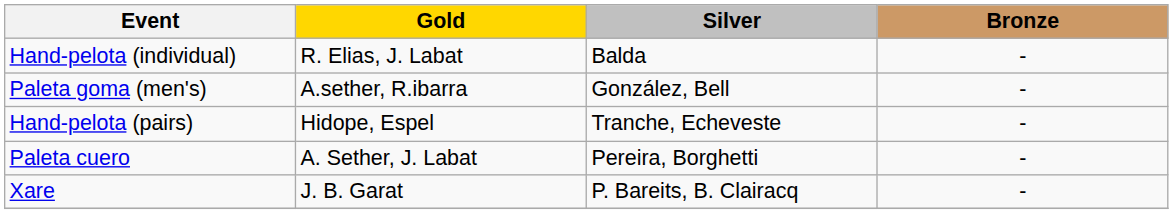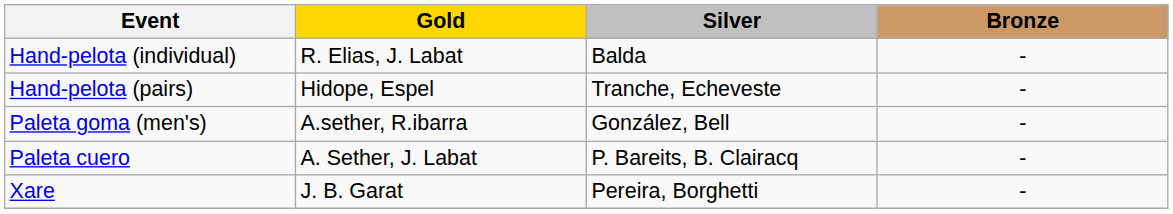rows swapped: (101, 123) <-> (108, 89)
(675, 157) Pereira, Borghetti -> (695, 157) P. Bareits, B. Clairacq
(695, 191) P. Bareits, B. Clairacq -> (675, 191) Pereira, Borghetti
